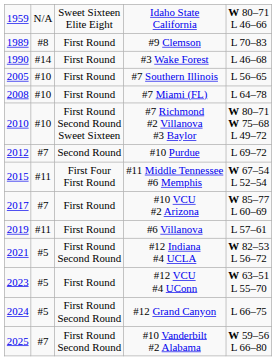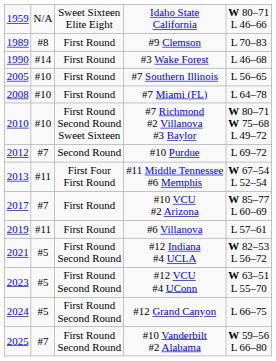(18, 176) 2015 -> (18, 176) 2013
(89, 282) First Round -> (89, 282) First Round Second Round
